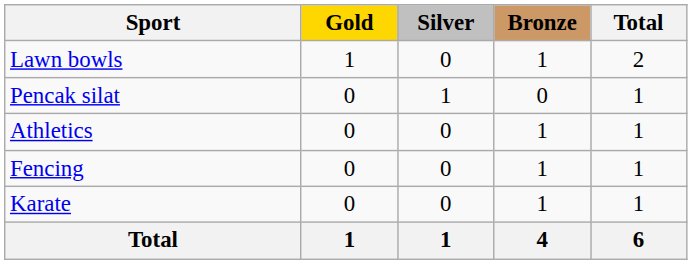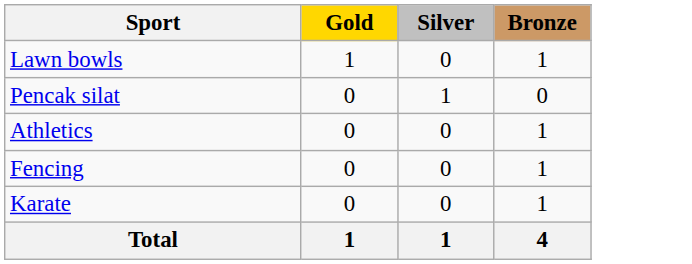- column: (638, 22)
